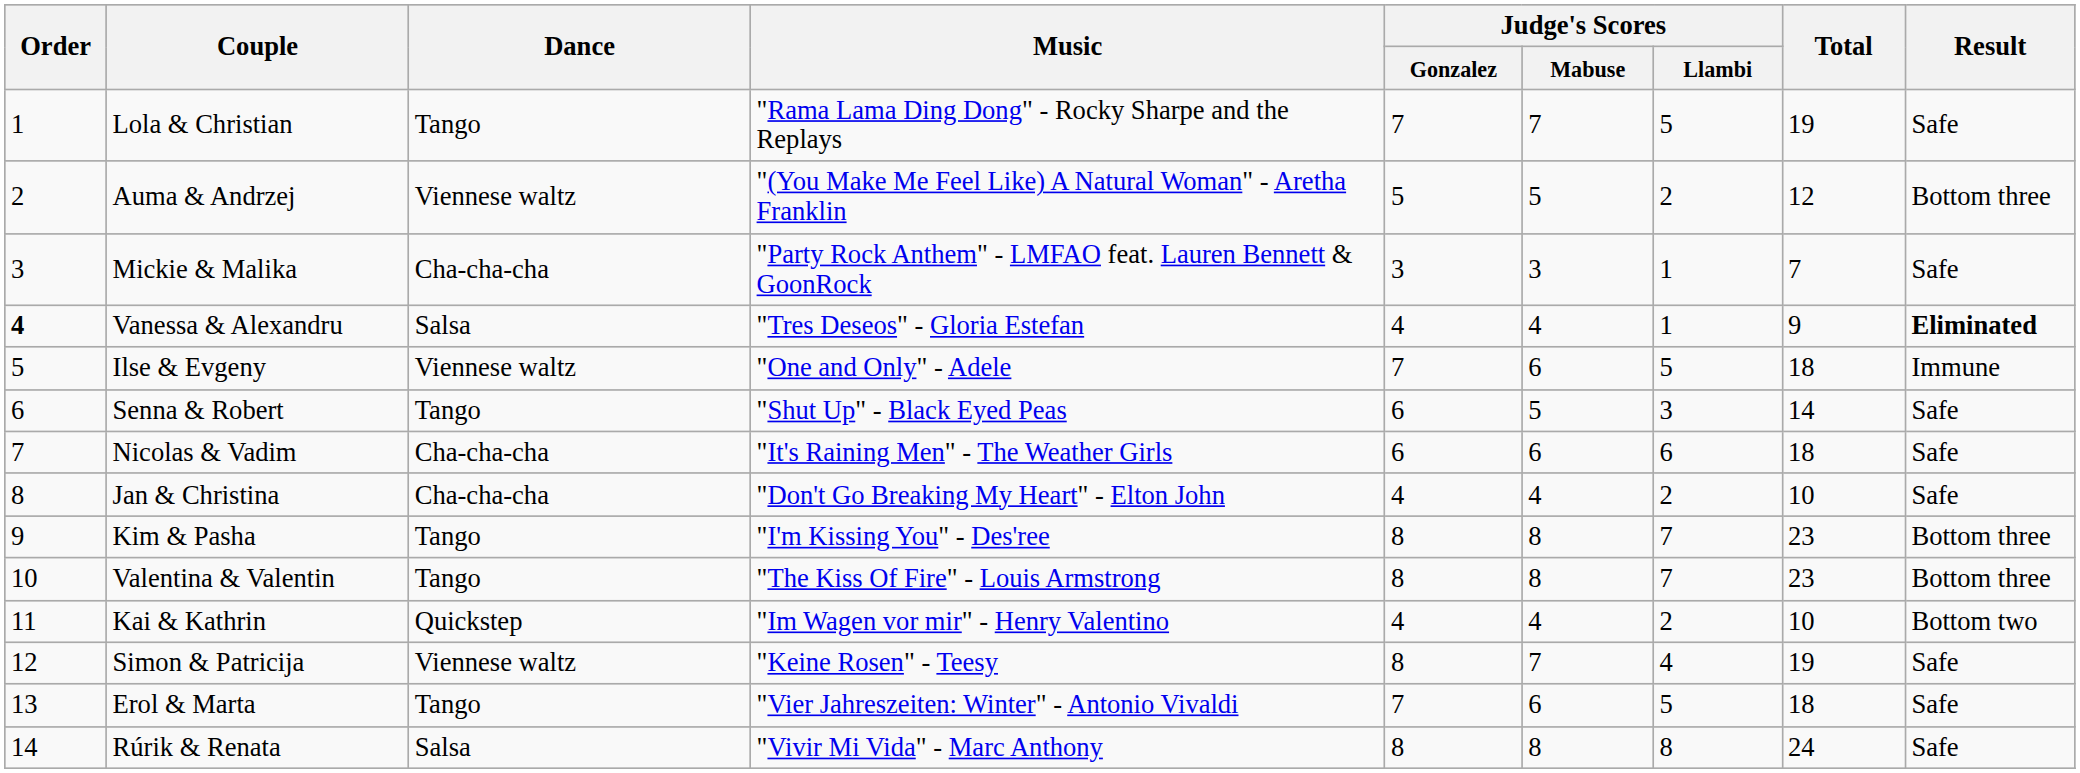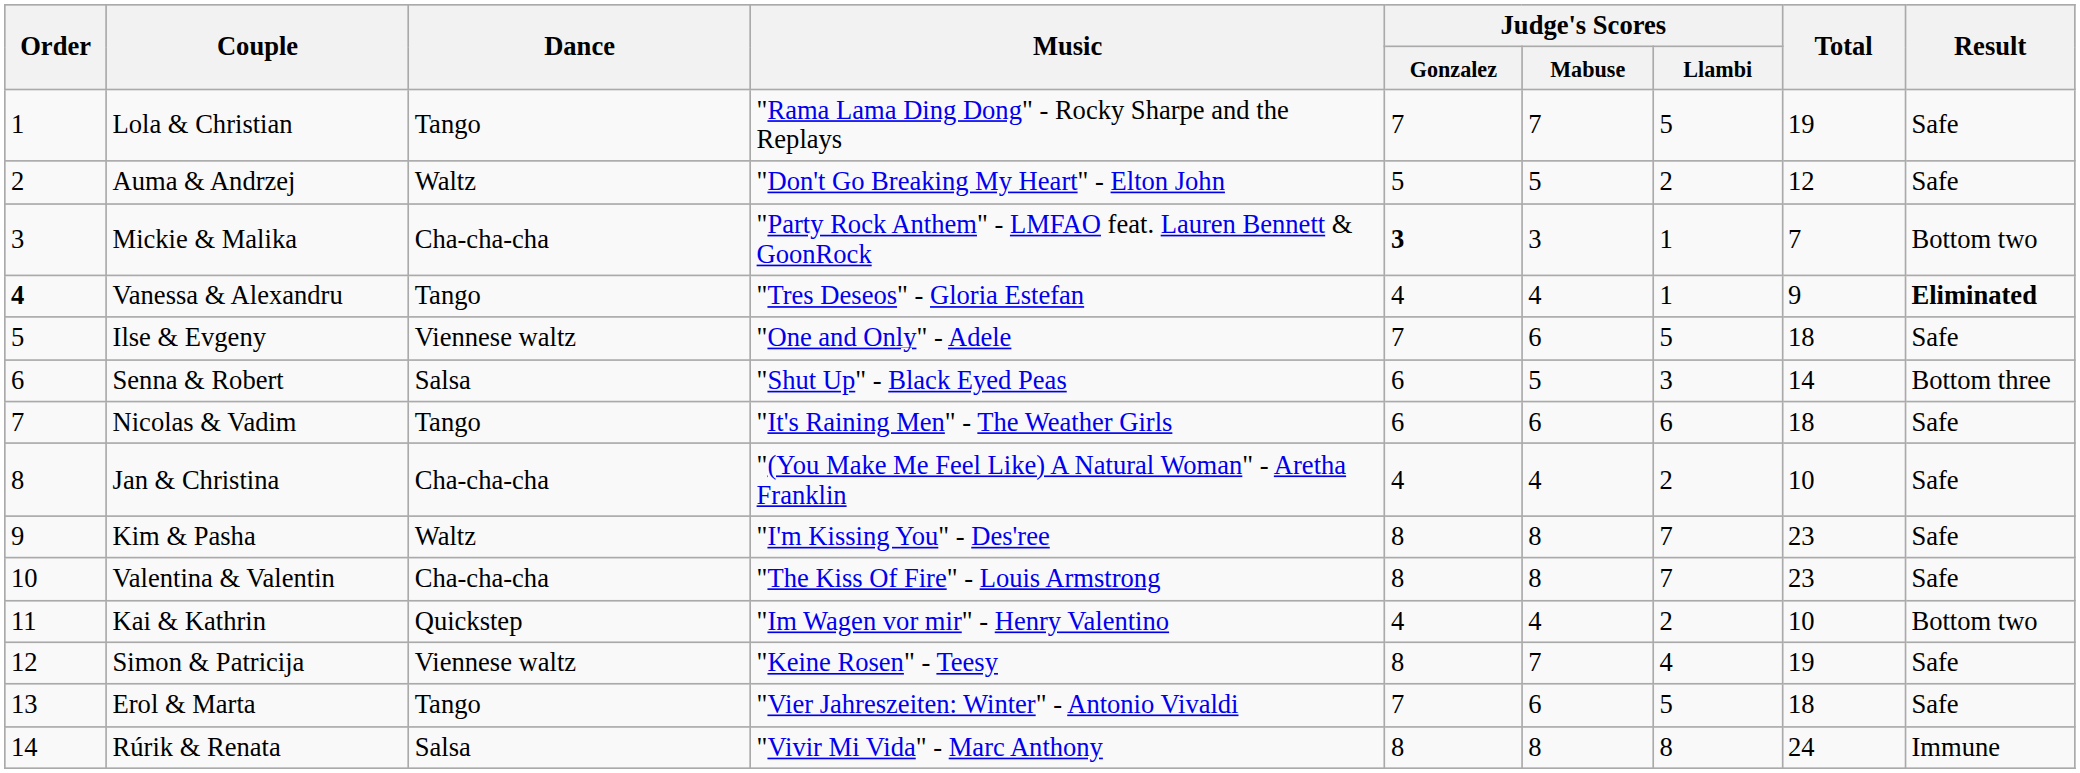(495, 196) Viennese waltz -> (445, 181) Waltz
(1051, 196) "(You Make Me Feel Like) A Natural Woman" - Aretha Franklin -> (991, 181) "Don't Go Breaking My Heart" - Elton John
(1981, 196) Bottom three -> (1935, 181) Safe
(1398, 268) normal -> (1398, 238) bold
(1935, 268) Safe -> (1975, 238) Bottom two
(443, 325) Salsa -> (448, 295) Tango
(1956, 367) Immune -> (1935, 338) Safe
(448, 410) Tango -> (443, 380) Salsa
(1935, 410) Safe -> (1981, 380) Bottom three
(482, 452) Cha-cha-cha -> (448, 422) Tango
(991, 494) "Don't Go Breaking My Heart" - Elton John -> (1051, 479) "(You Make Me Feel Like) A Natural Woman" - Aretha Franklin
(448, 536) Tango -> (445, 536) Waltz
(1981, 536) Bottom three -> (1935, 536) Safe
(448, 578) Tango -> (482, 578) Cha-cha-cha
(1981, 578) Bottom three -> (1935, 578) Safe
(1935, 747) Safe -> (1956, 747) Immune
